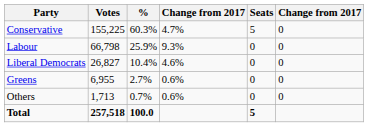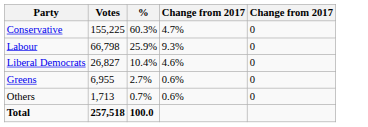- column: (262, 12)
